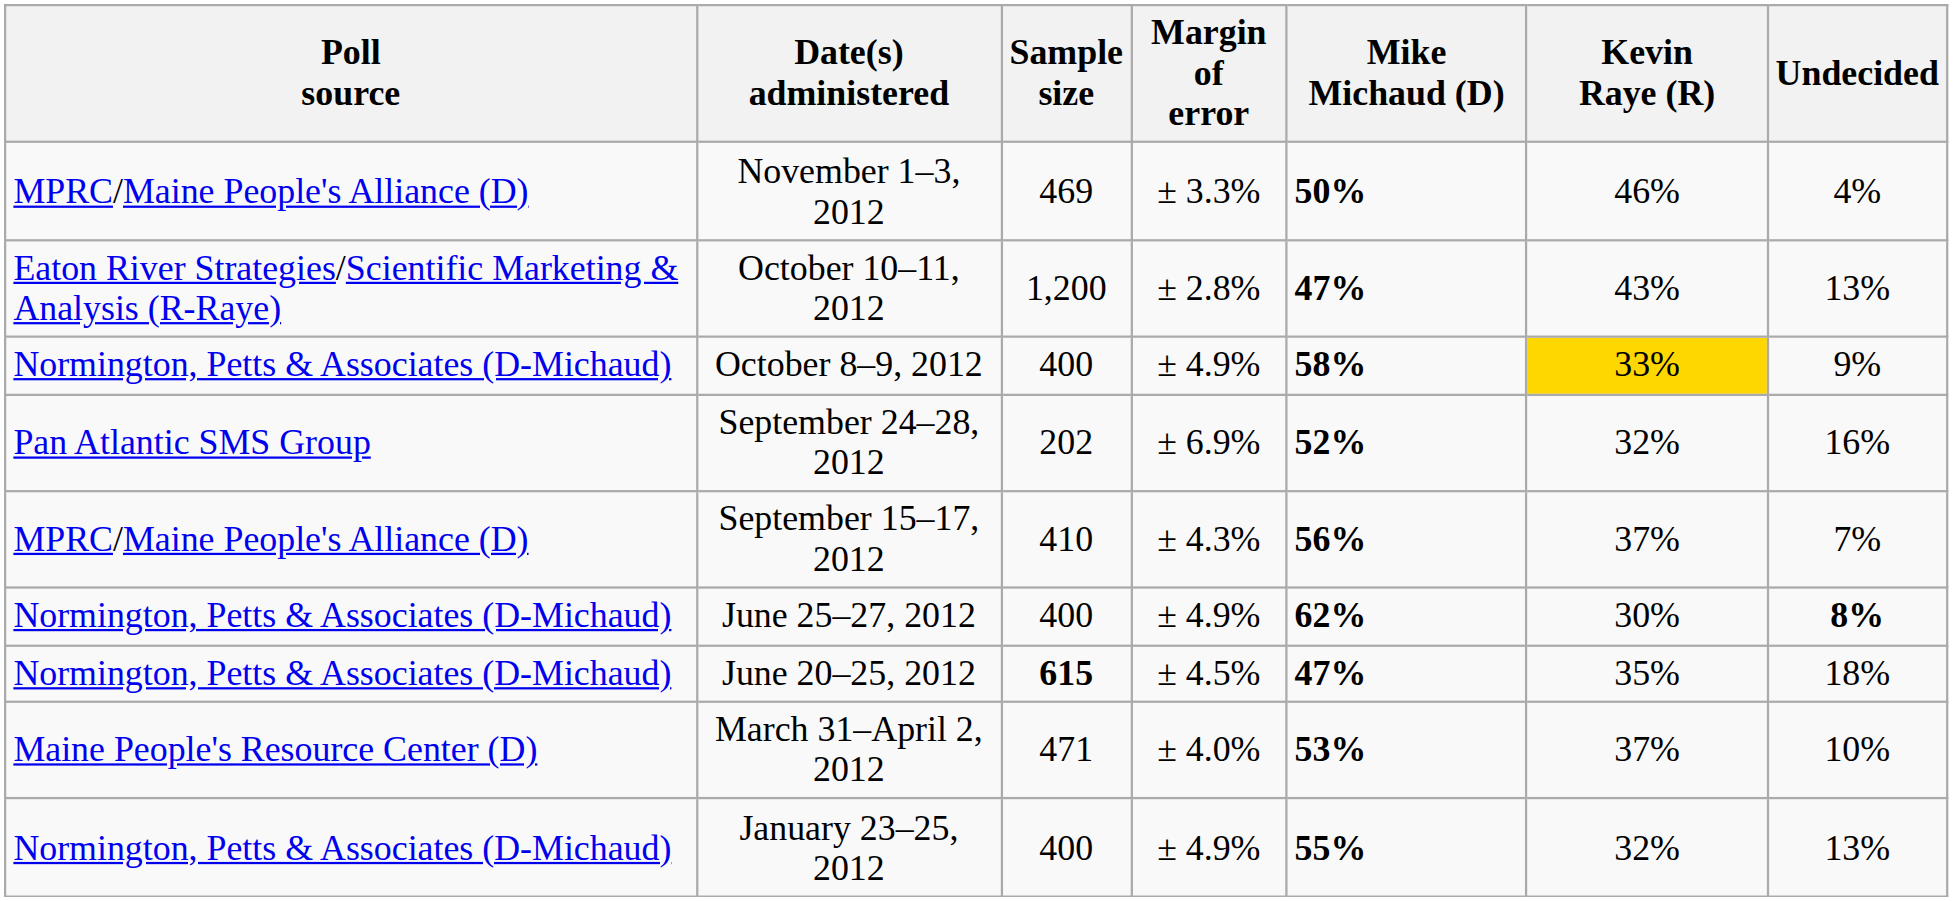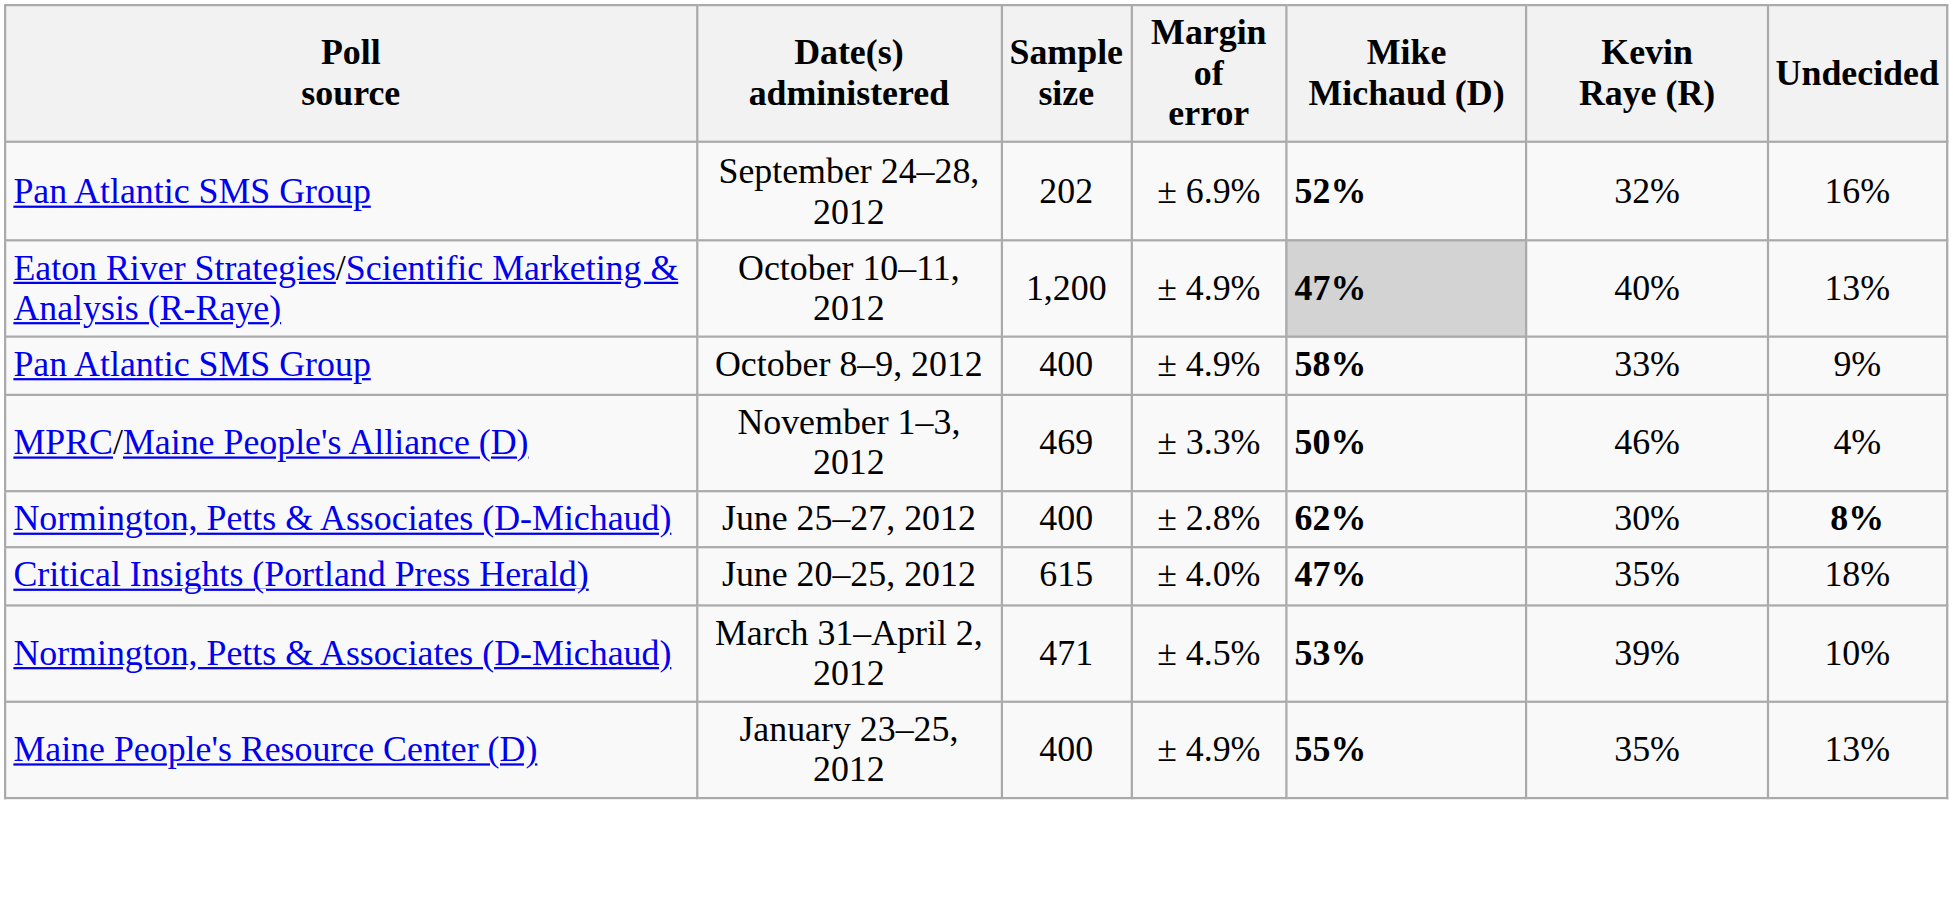rows swapped: (849, 190) <-> (849, 441)
(1209, 287) ± 2.8% -> (1209, 287) ± 4.9%
(1330, 287) no background -> (1330, 287) lightgrey background
(1647, 287) 43% -> (1647, 287) 40%
(342, 364) Normington, Petts & Associates (D-Michaud) -> (192, 364) Pan Atlantic SMS Group
(1647, 364) gold background -> (1647, 364) no background
- row: (849, 538)
(1209, 615) ± 4.9% -> (1209, 518) ± 2.8%
(342, 672) Normington, Petts & Associates (D-Michaud) -> (301, 575) Critical Insights (Portland Press Herald)
(1066, 672) bold -> (1066, 575) normal
(1209, 672) ± 4.5% -> (1209, 575) ± 4.0%
(275, 749) Maine People's Resource Center (D) -> (342, 652) Normington, Petts & Associates (D-Michaud)
(1209, 749) ± 4.0% -> (1209, 652) ± 4.5%
(1647, 749) 37% -> (1647, 652) 39%
(342, 846) Normington, Petts & Associates (D-Michaud) -> (275, 749) Maine People's Resource Center (D)
(1647, 846) 32% -> (1647, 749) 35%
